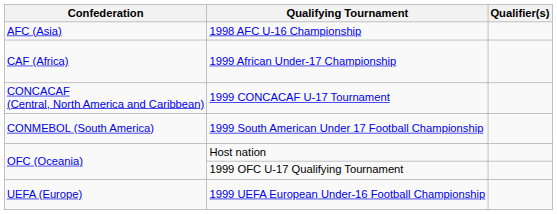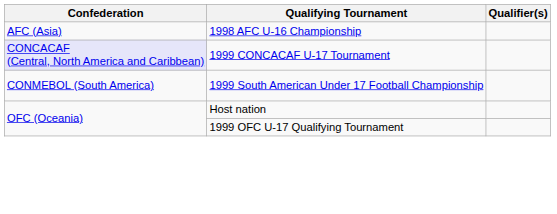- row: (303, 61)
(106, 98) no background -> (106, 55) lavender background
- row: (347, 194)
